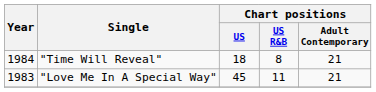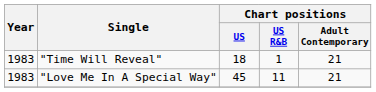(21, 59) 1984 -> (21, 59) 1983
(279, 59) 8 -> (279, 59) 1
